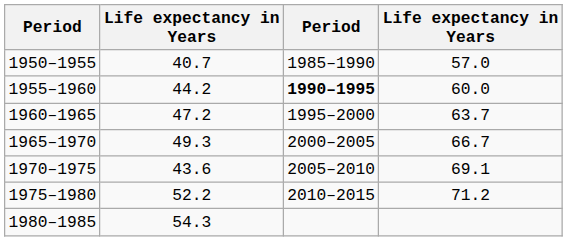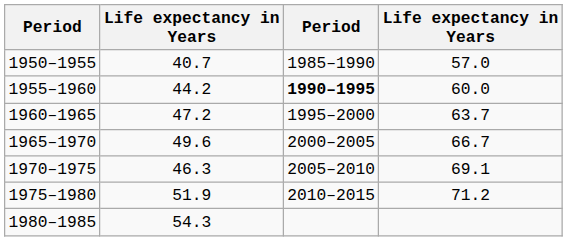(192, 143) 49.3 -> (192, 143) 49.6
(192, 169) 43.6 -> (192, 169) 46.3
(192, 196) 52.2 -> (192, 196) 51.9
